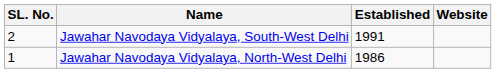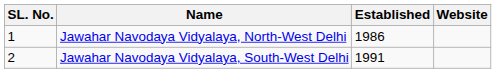rows swapped: (203, 57) <-> (204, 36)
